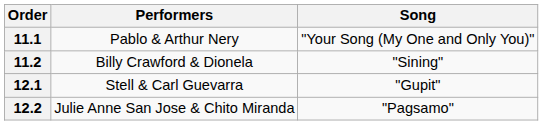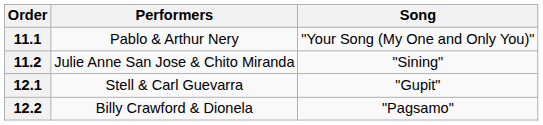(174, 62) Billy Crawford & Dionela -> (174, 62) Julie Anne San Jose & Chito Miranda
(174, 108) Julie Anne San Jose & Chito Miranda -> (174, 108) Billy Crawford & Dionela
